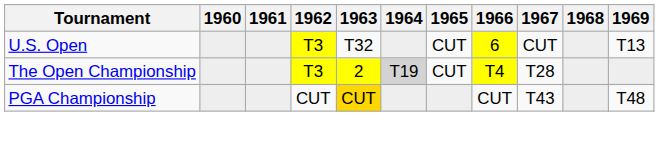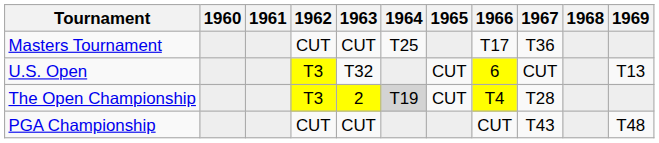+ row: (85, 45)
(359, 98) gold background -> (359, 125) no background
